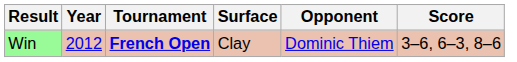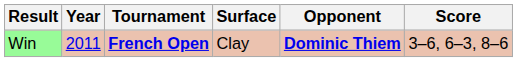(84, 43) 2012 -> (83, 43) 2011
(339, 43) normal -> (342, 43) bold
